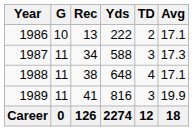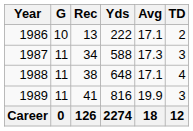columns swapped: (173, 14) <-> (146, 14)
